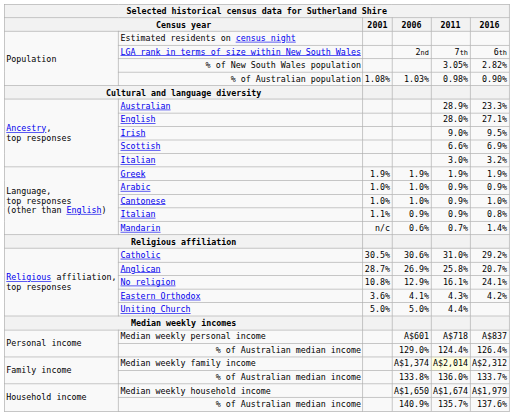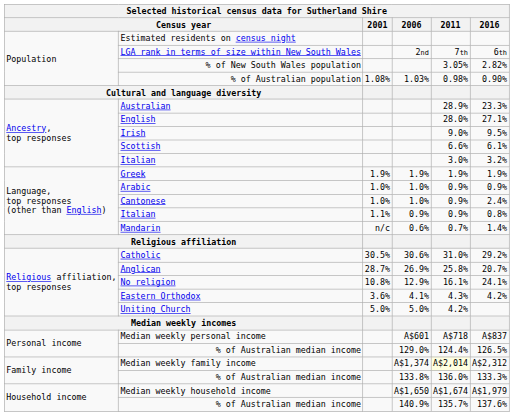(497, 147) 6.9% -> (497, 147) 6.1%
(494, 201) 1.0% -> (494, 201) 2.4%
(455, 309) 4.4% -> (455, 309) 4.2%
(492, 350) 126.4% -> (492, 350) 126.5%
(492, 377) 133.7% -> (492, 377) 133.3%
